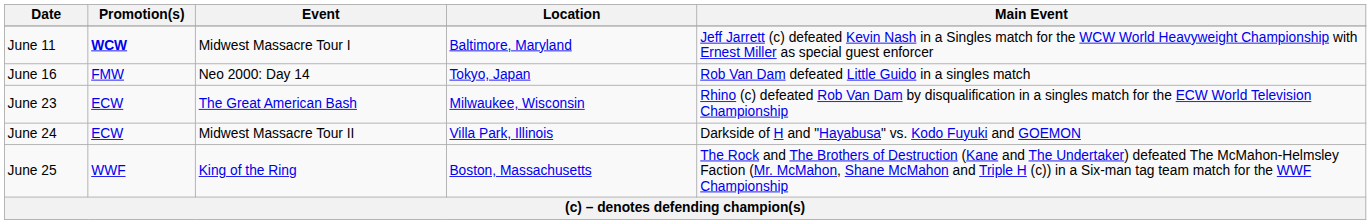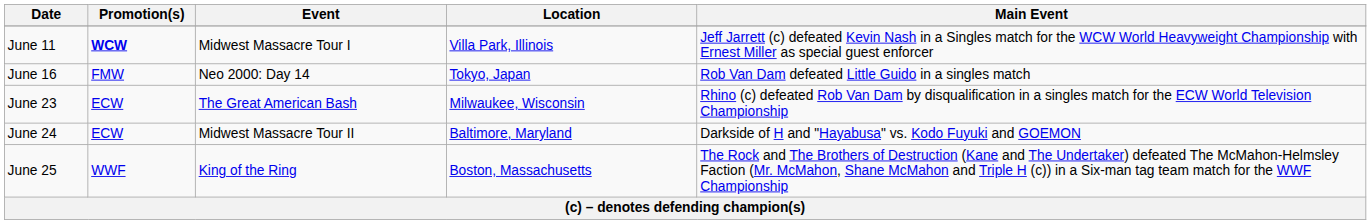(511, 44) Baltimore, Maryland -> (501, 44) Villa Park, Illinois
(501, 133) Villa Park, Illinois -> (511, 133) Baltimore, Maryland
